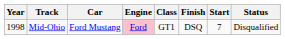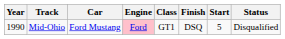(16, 27) 1998 -> (16, 27) 1990
(219, 27) 7 -> (219, 27) 5
